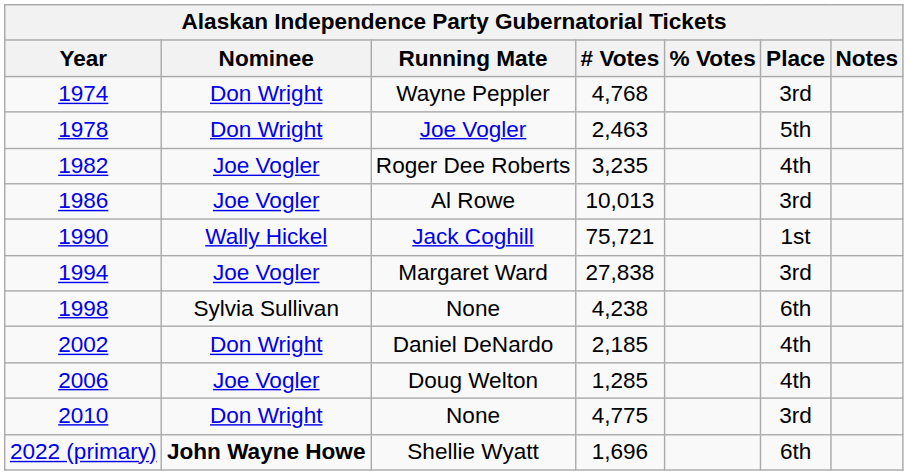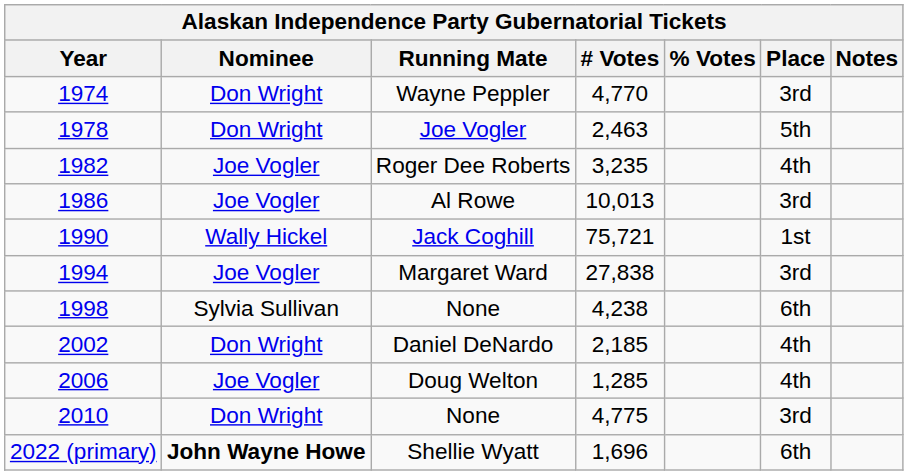(620, 93) 4,768 -> (620, 93) 4,770
